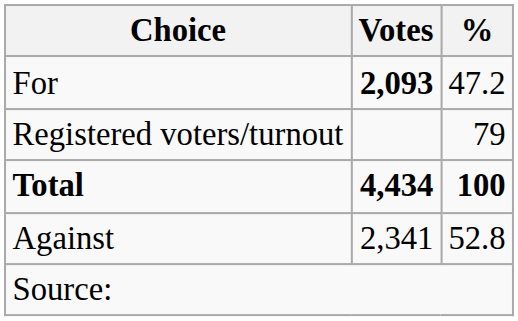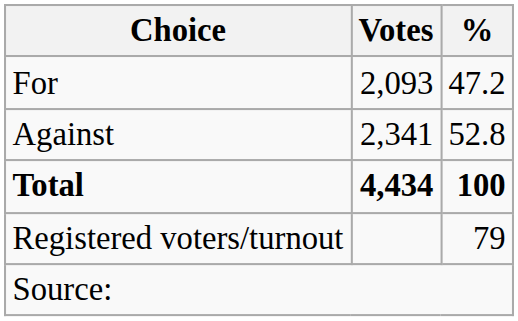(397, 82) bold -> (397, 82) normal
rows swapped: (63, 237) <-> (178, 133)
